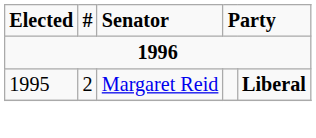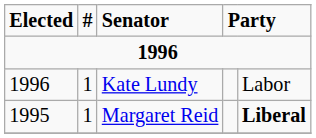+ row: (150, 84)
(87, 84) 2 -> (87, 116) 1
